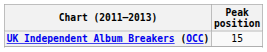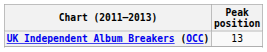(237, 39) 15 -> (237, 39) 13
